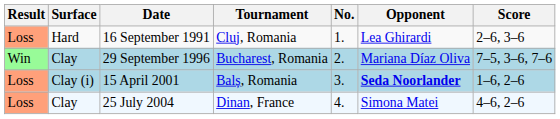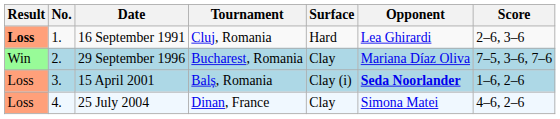columns swapped: (344, 15) <-> (74, 15)
(21, 37) normal -> (21, 37) bold
